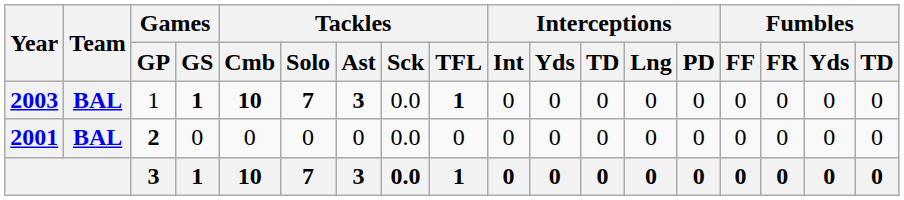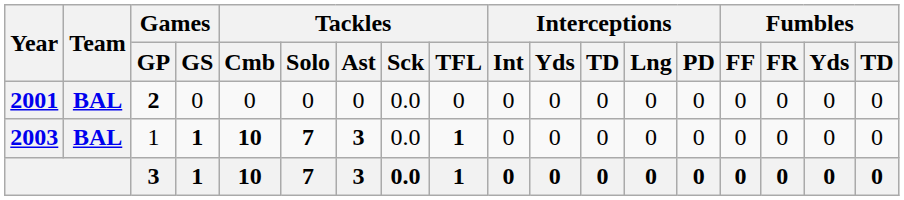rows swapped: (34, 137) <-> (34, 99)
